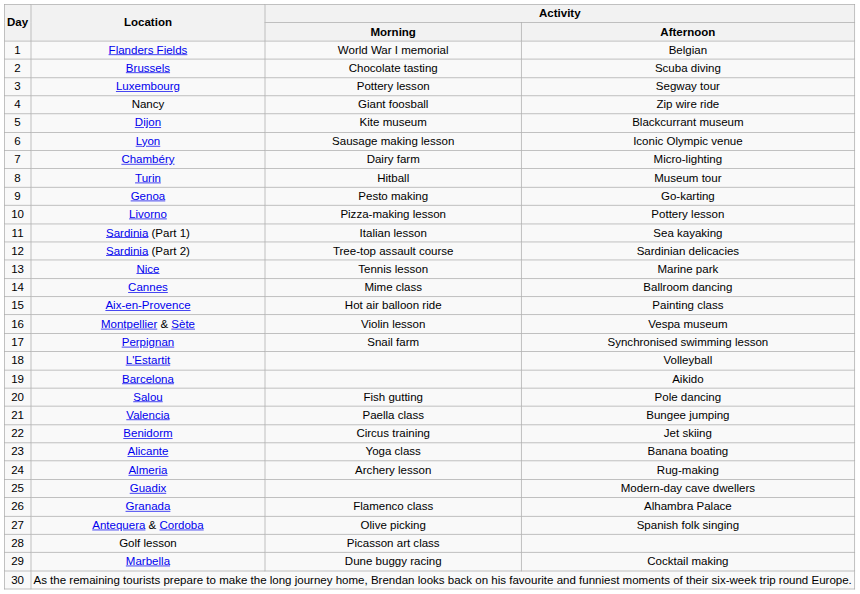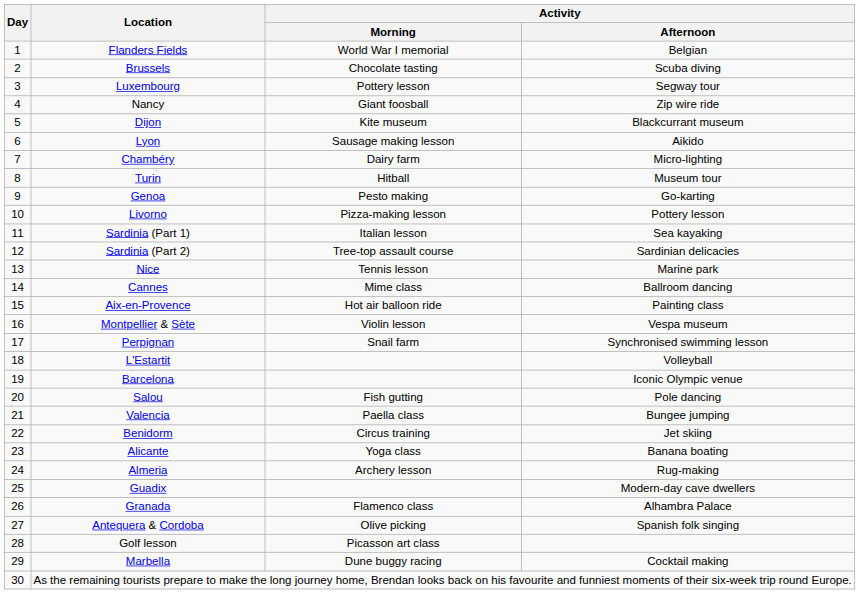(688, 141) Iconic Olympic venue -> (688, 141) Aikido
(688, 379) Aikido -> (688, 379) Iconic Olympic venue
